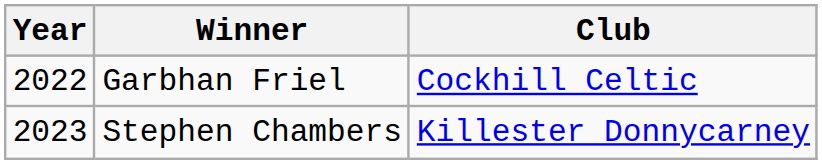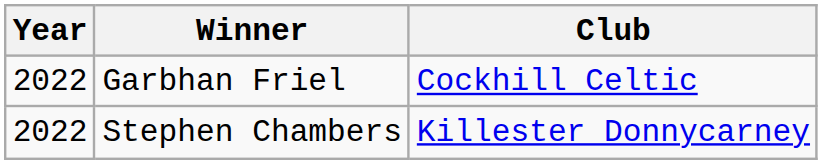(50, 132) 2023 -> (50, 132) 2022
